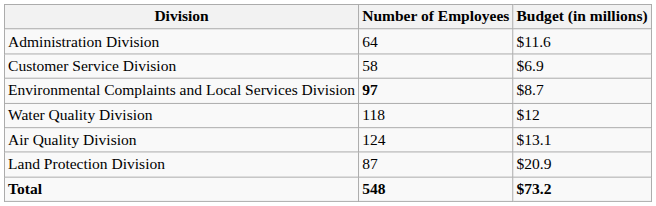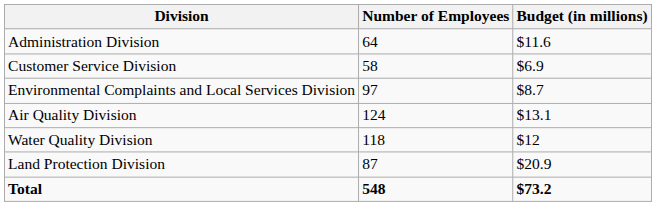(370, 90) bold -> (370, 90) normal
rows swapped: (72, 139) <-> (80, 115)
